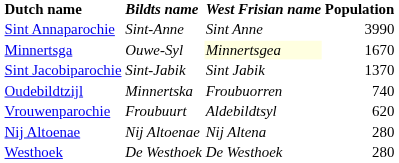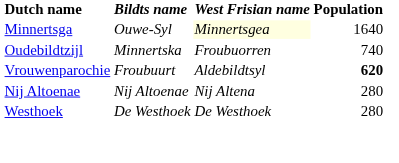- row: (60, 29)
(379, 50) 1670 -> (368, 29) 1640
- row: (63, 70)
(383, 111) normal -> (372, 70) bold
